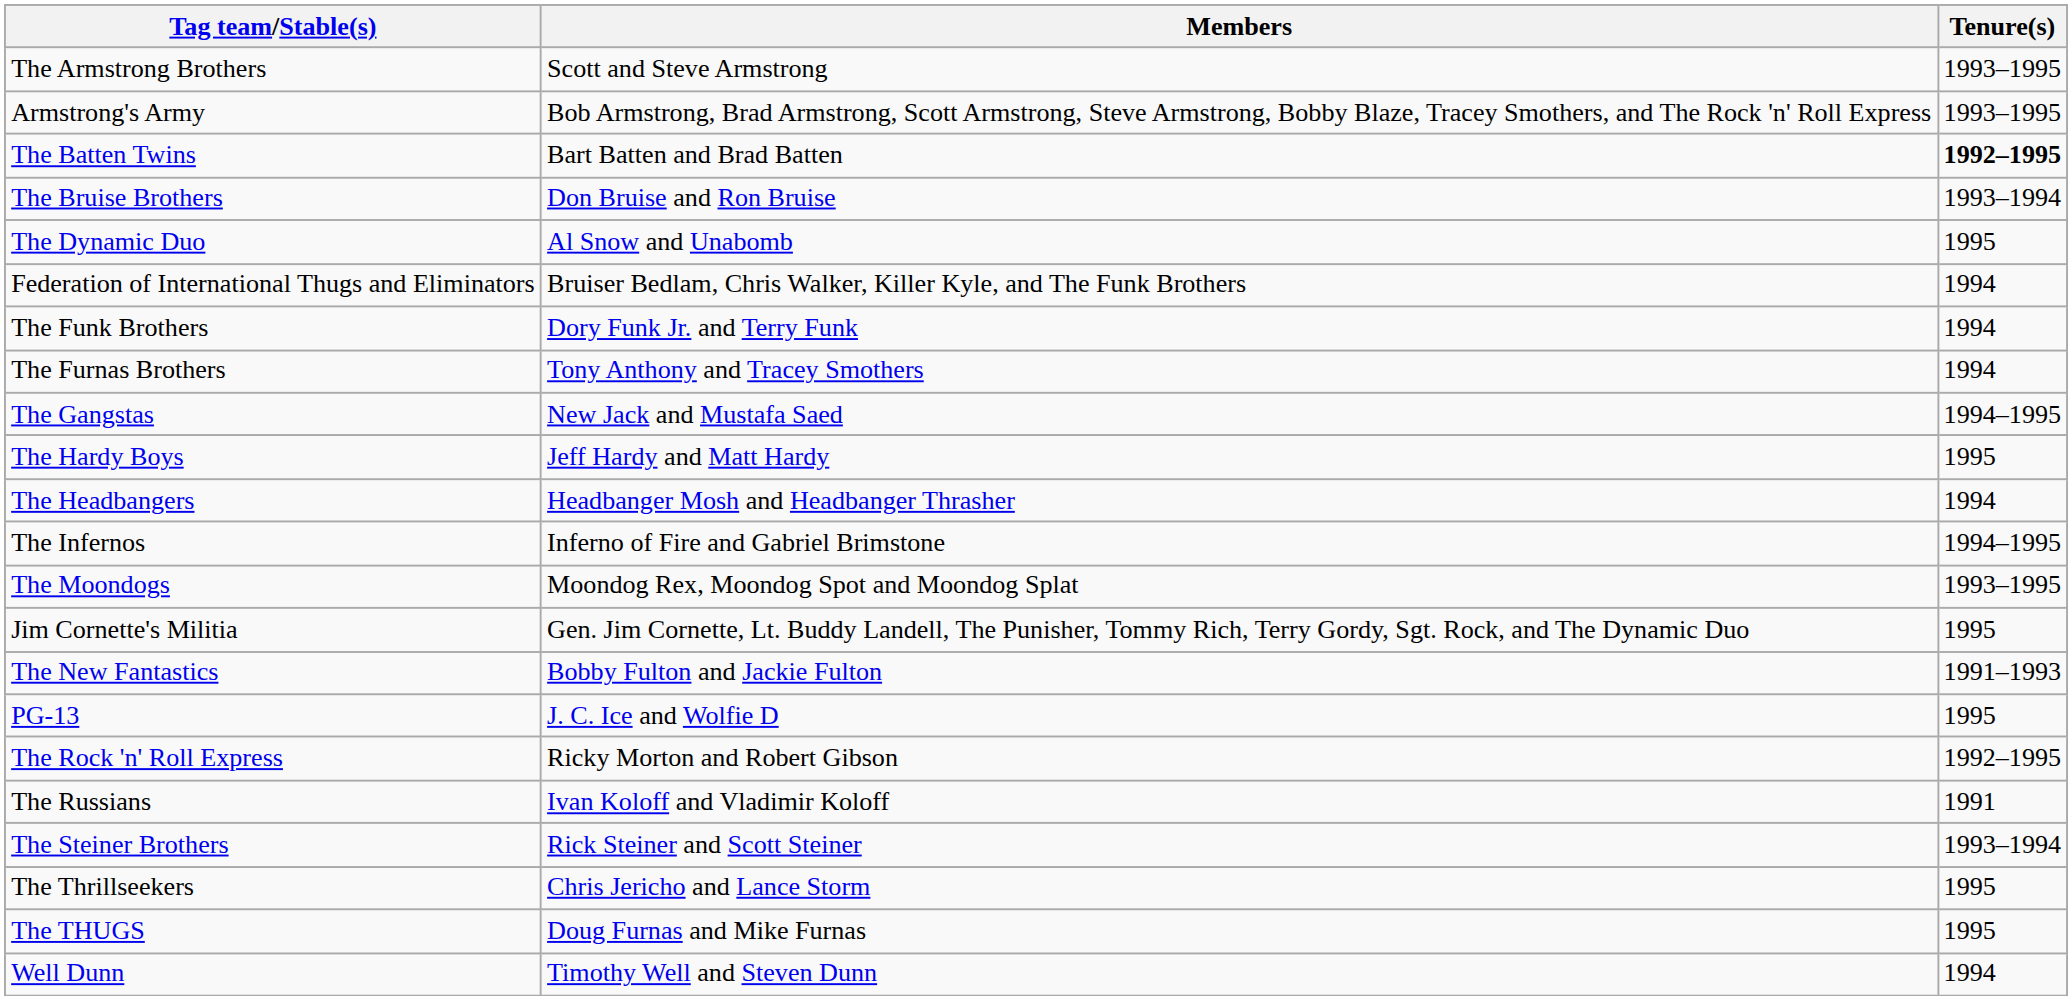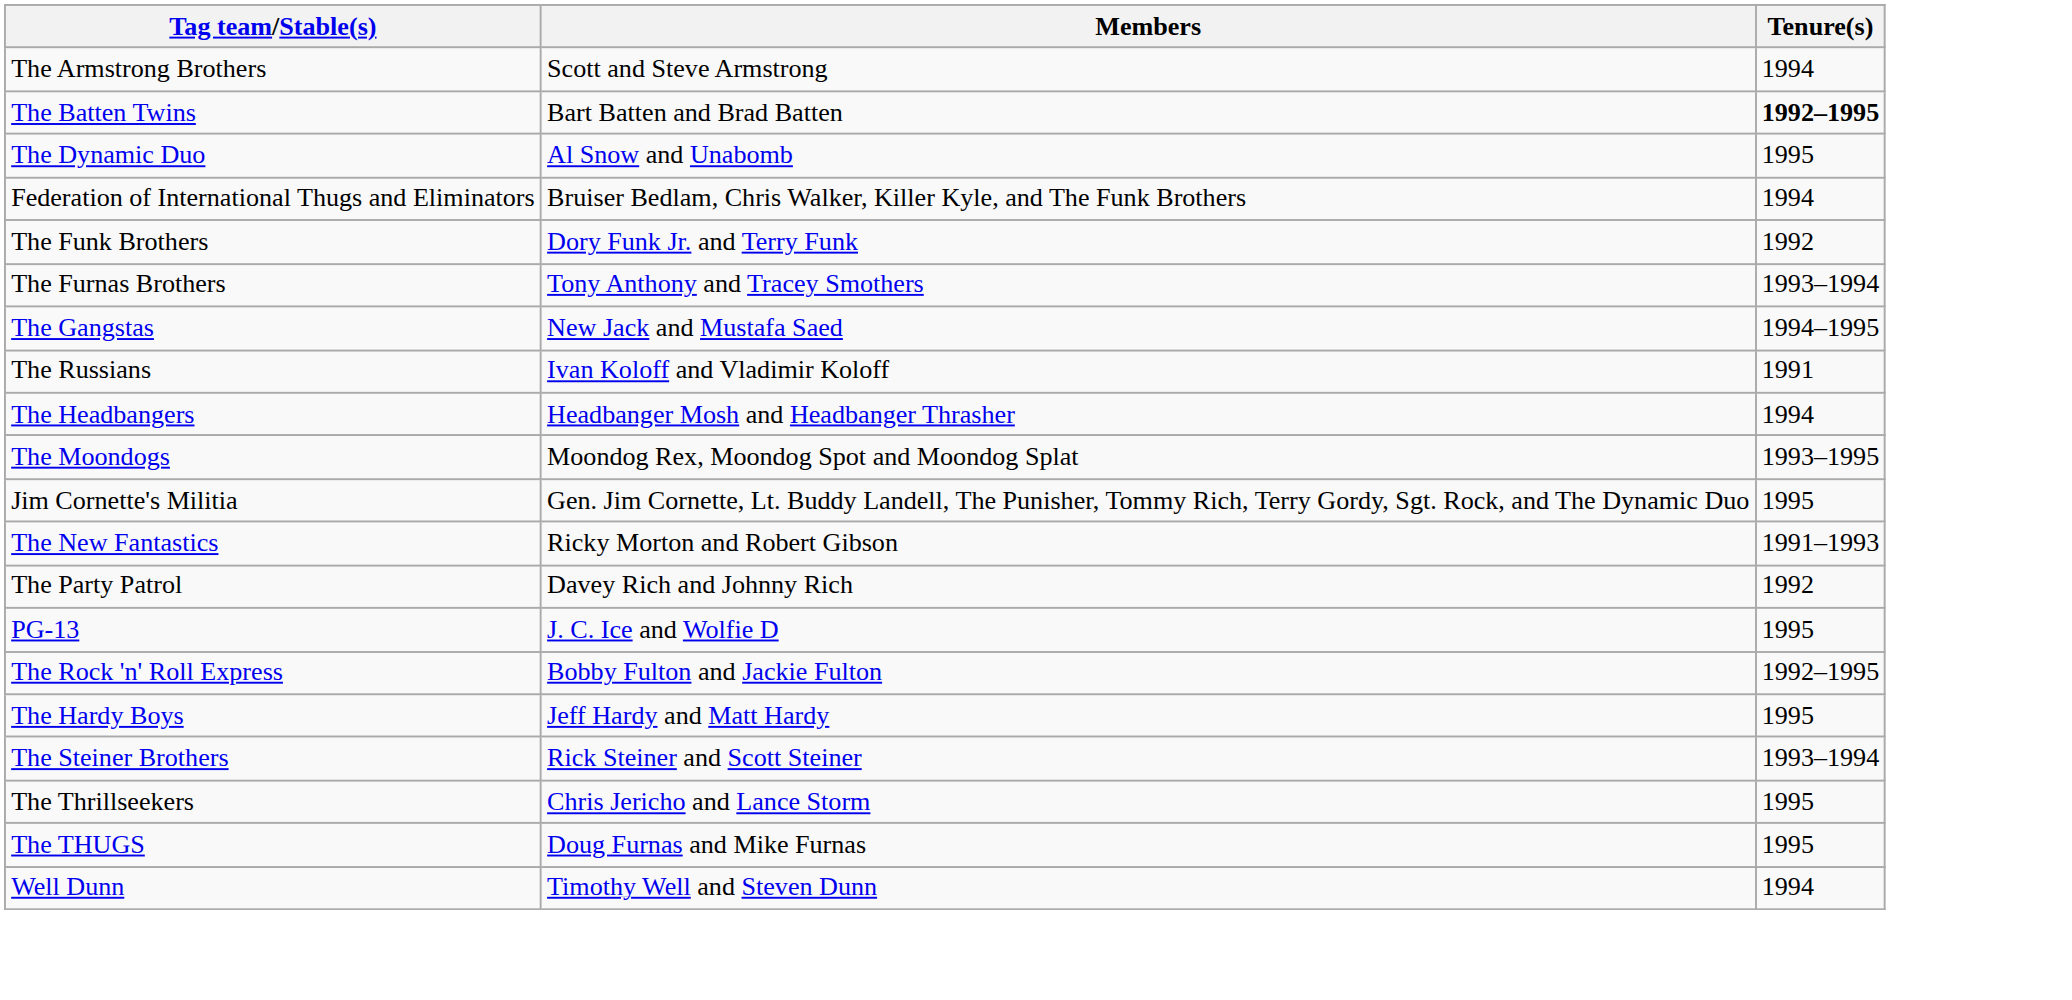(2002, 68) 1993–1995 -> (1788, 68) 1994
- row: (108, 111)
- row: (117, 197)
(1970, 327) 1994 -> (1788, 241) 1992
(1970, 370) 1994 -> (1820, 284) 1993–1994
rows swapped: (97, 456) <-> (81, 801)
- row: (78, 542)
(715, 671) Bobby Fulton and Jackie Fulton -> (723, 542) Ricky Morton and Robert Gibson
+ row: (97, 585)
(723, 757) Ricky Morton and Robert Gibson -> (715, 671) Bobby Fulton and Jackie Fulton
